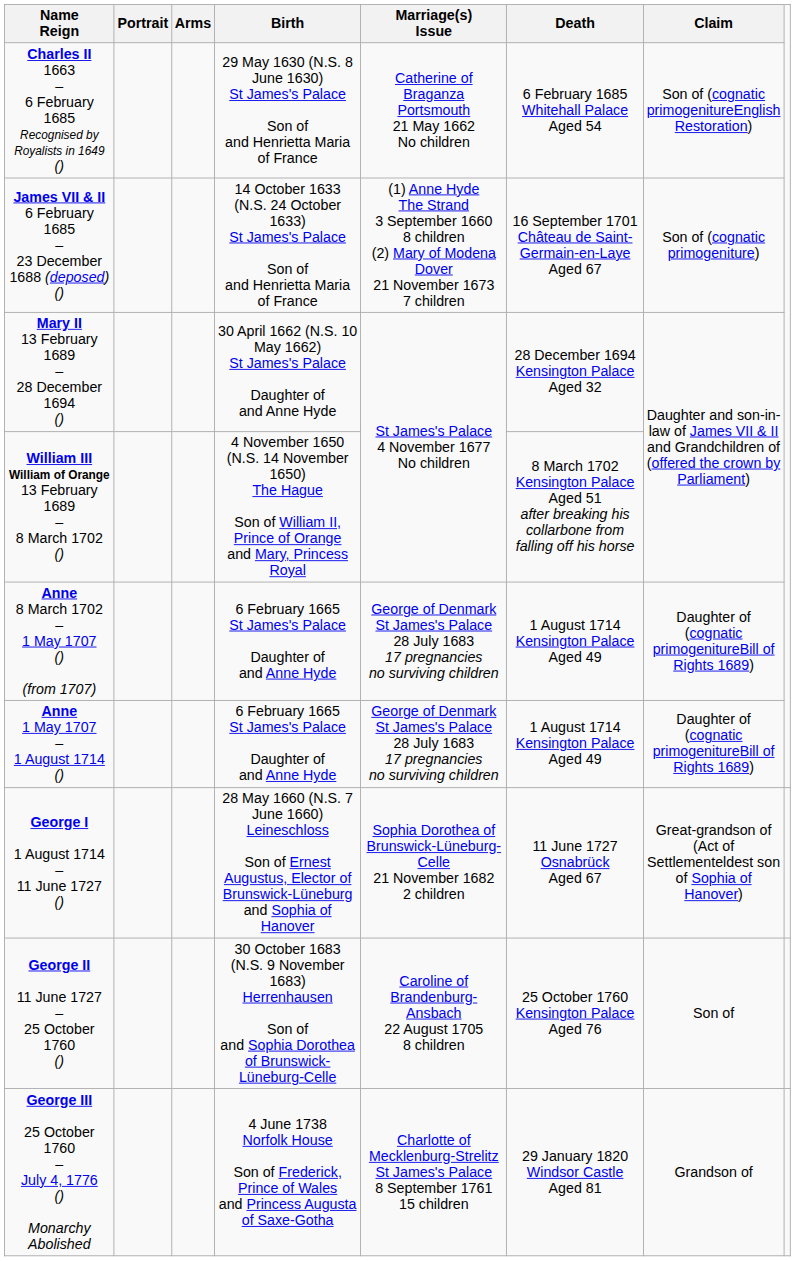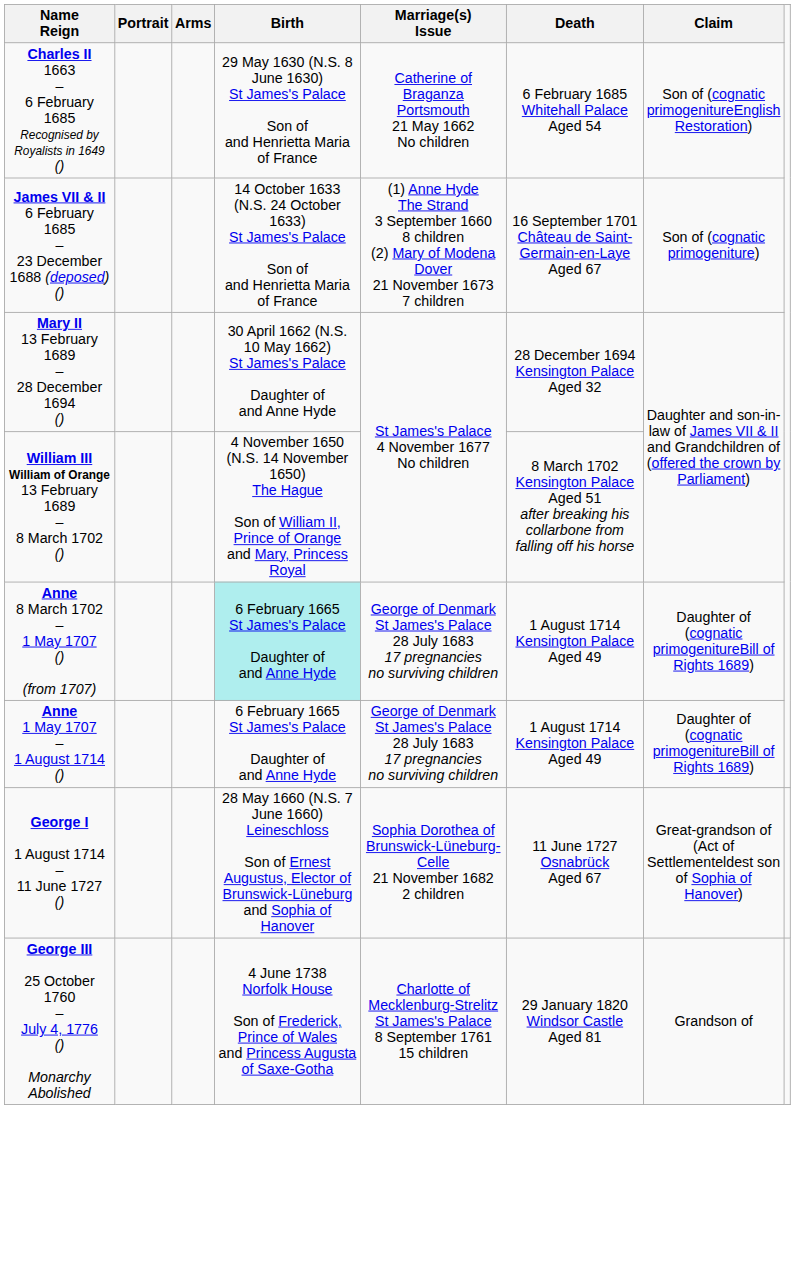(288, 641) no background -> (287, 641) paleturquoise background
- row: (59, 1013)
